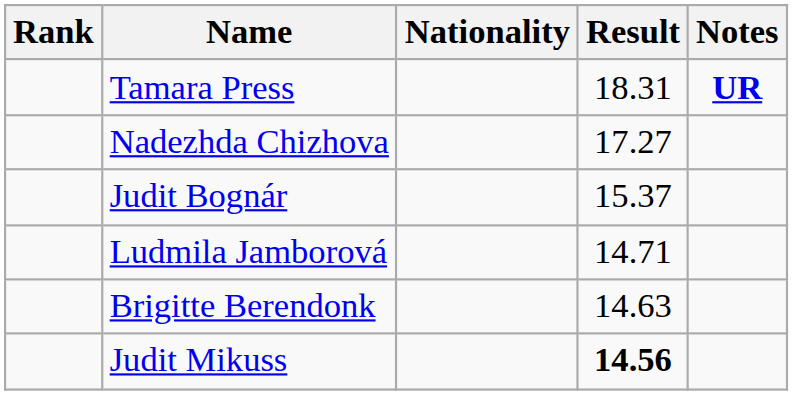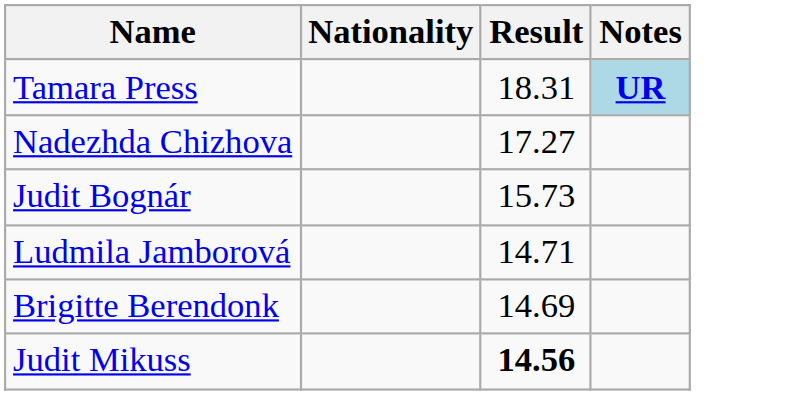- column: (53, 31)
(737, 86) no background -> (641, 86) lightblue background
(633, 196) 15.37 -> (536, 196) 15.73
(633, 305) 14.63 -> (536, 305) 14.69
